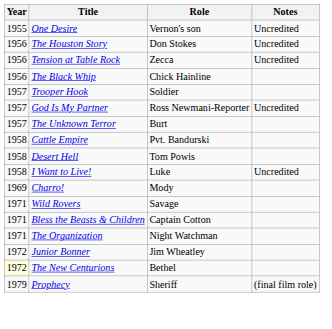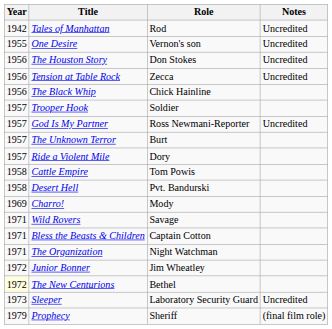+ row: (70, 28)
+ row: (70, 156)
(179, 140) Pvt. Bandurski -> (172, 172) Tom Powis
(172, 156) Tom Powis -> (179, 188) Pvt. Bandurski
- row: (61, 172)
+ row: (47, 300)
